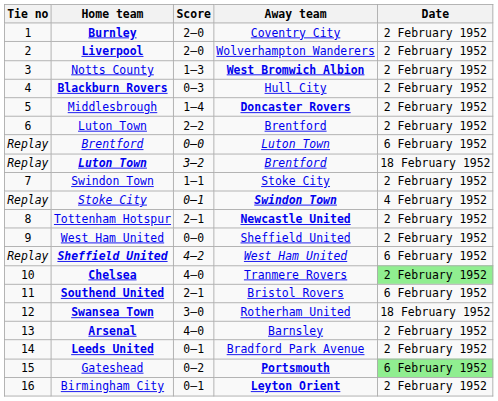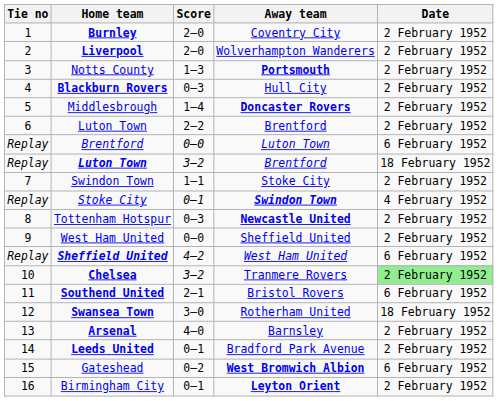(296, 70) West Bromwich Albion -> (296, 70) Portsmouth
(194, 219) 2–1 -> (194, 219) 0–3
(194, 275) 4–0 -> (194, 275) 3–2
(296, 368) Portsmouth -> (296, 368) West Bromwich Albion
(435, 368) lightgreen background -> (435, 368) no background
